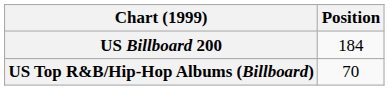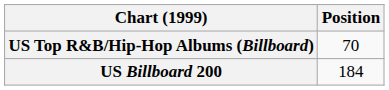rows swapped: (161, 44) <-> (161, 71)
